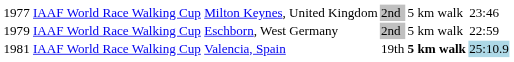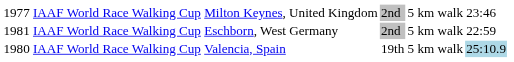(17, 30) 1979 -> (17, 30) 1981
(17, 49) 1981 -> (17, 49) 1980
(437, 49) bold -> (435, 49) normal
